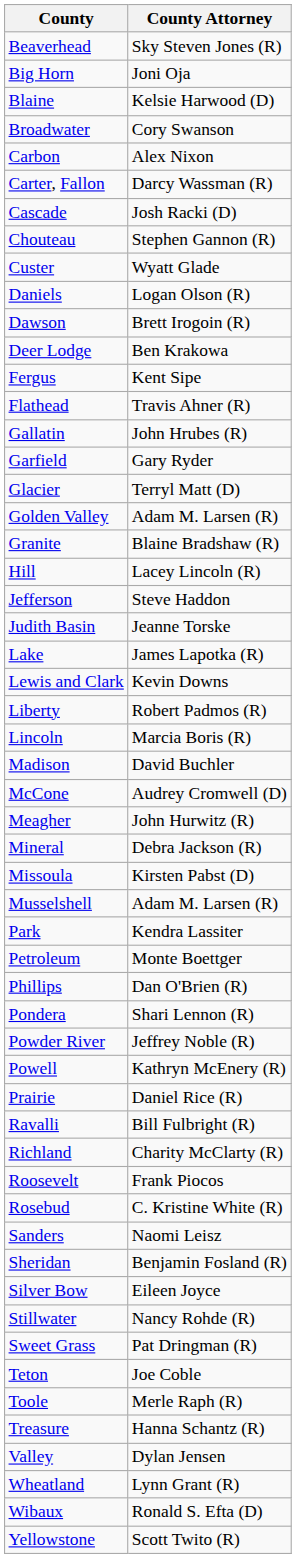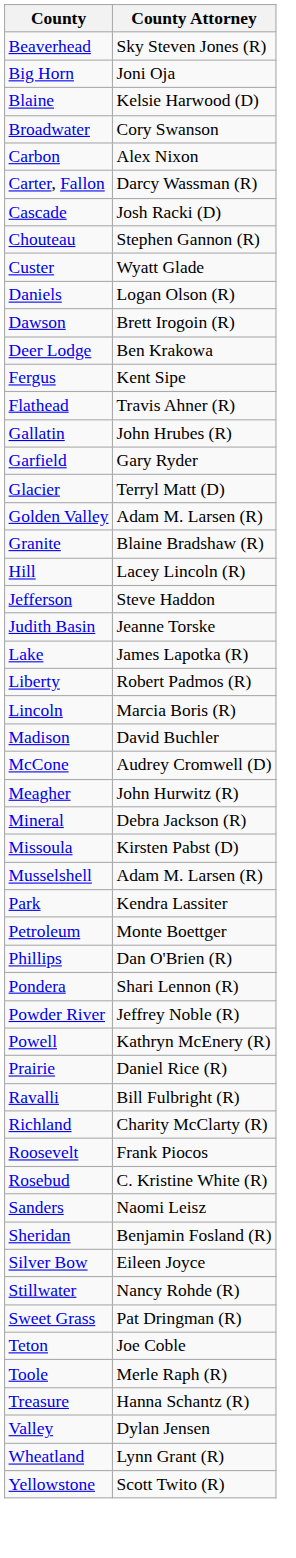- row: (66, 682)
- row: (36, 1511)
